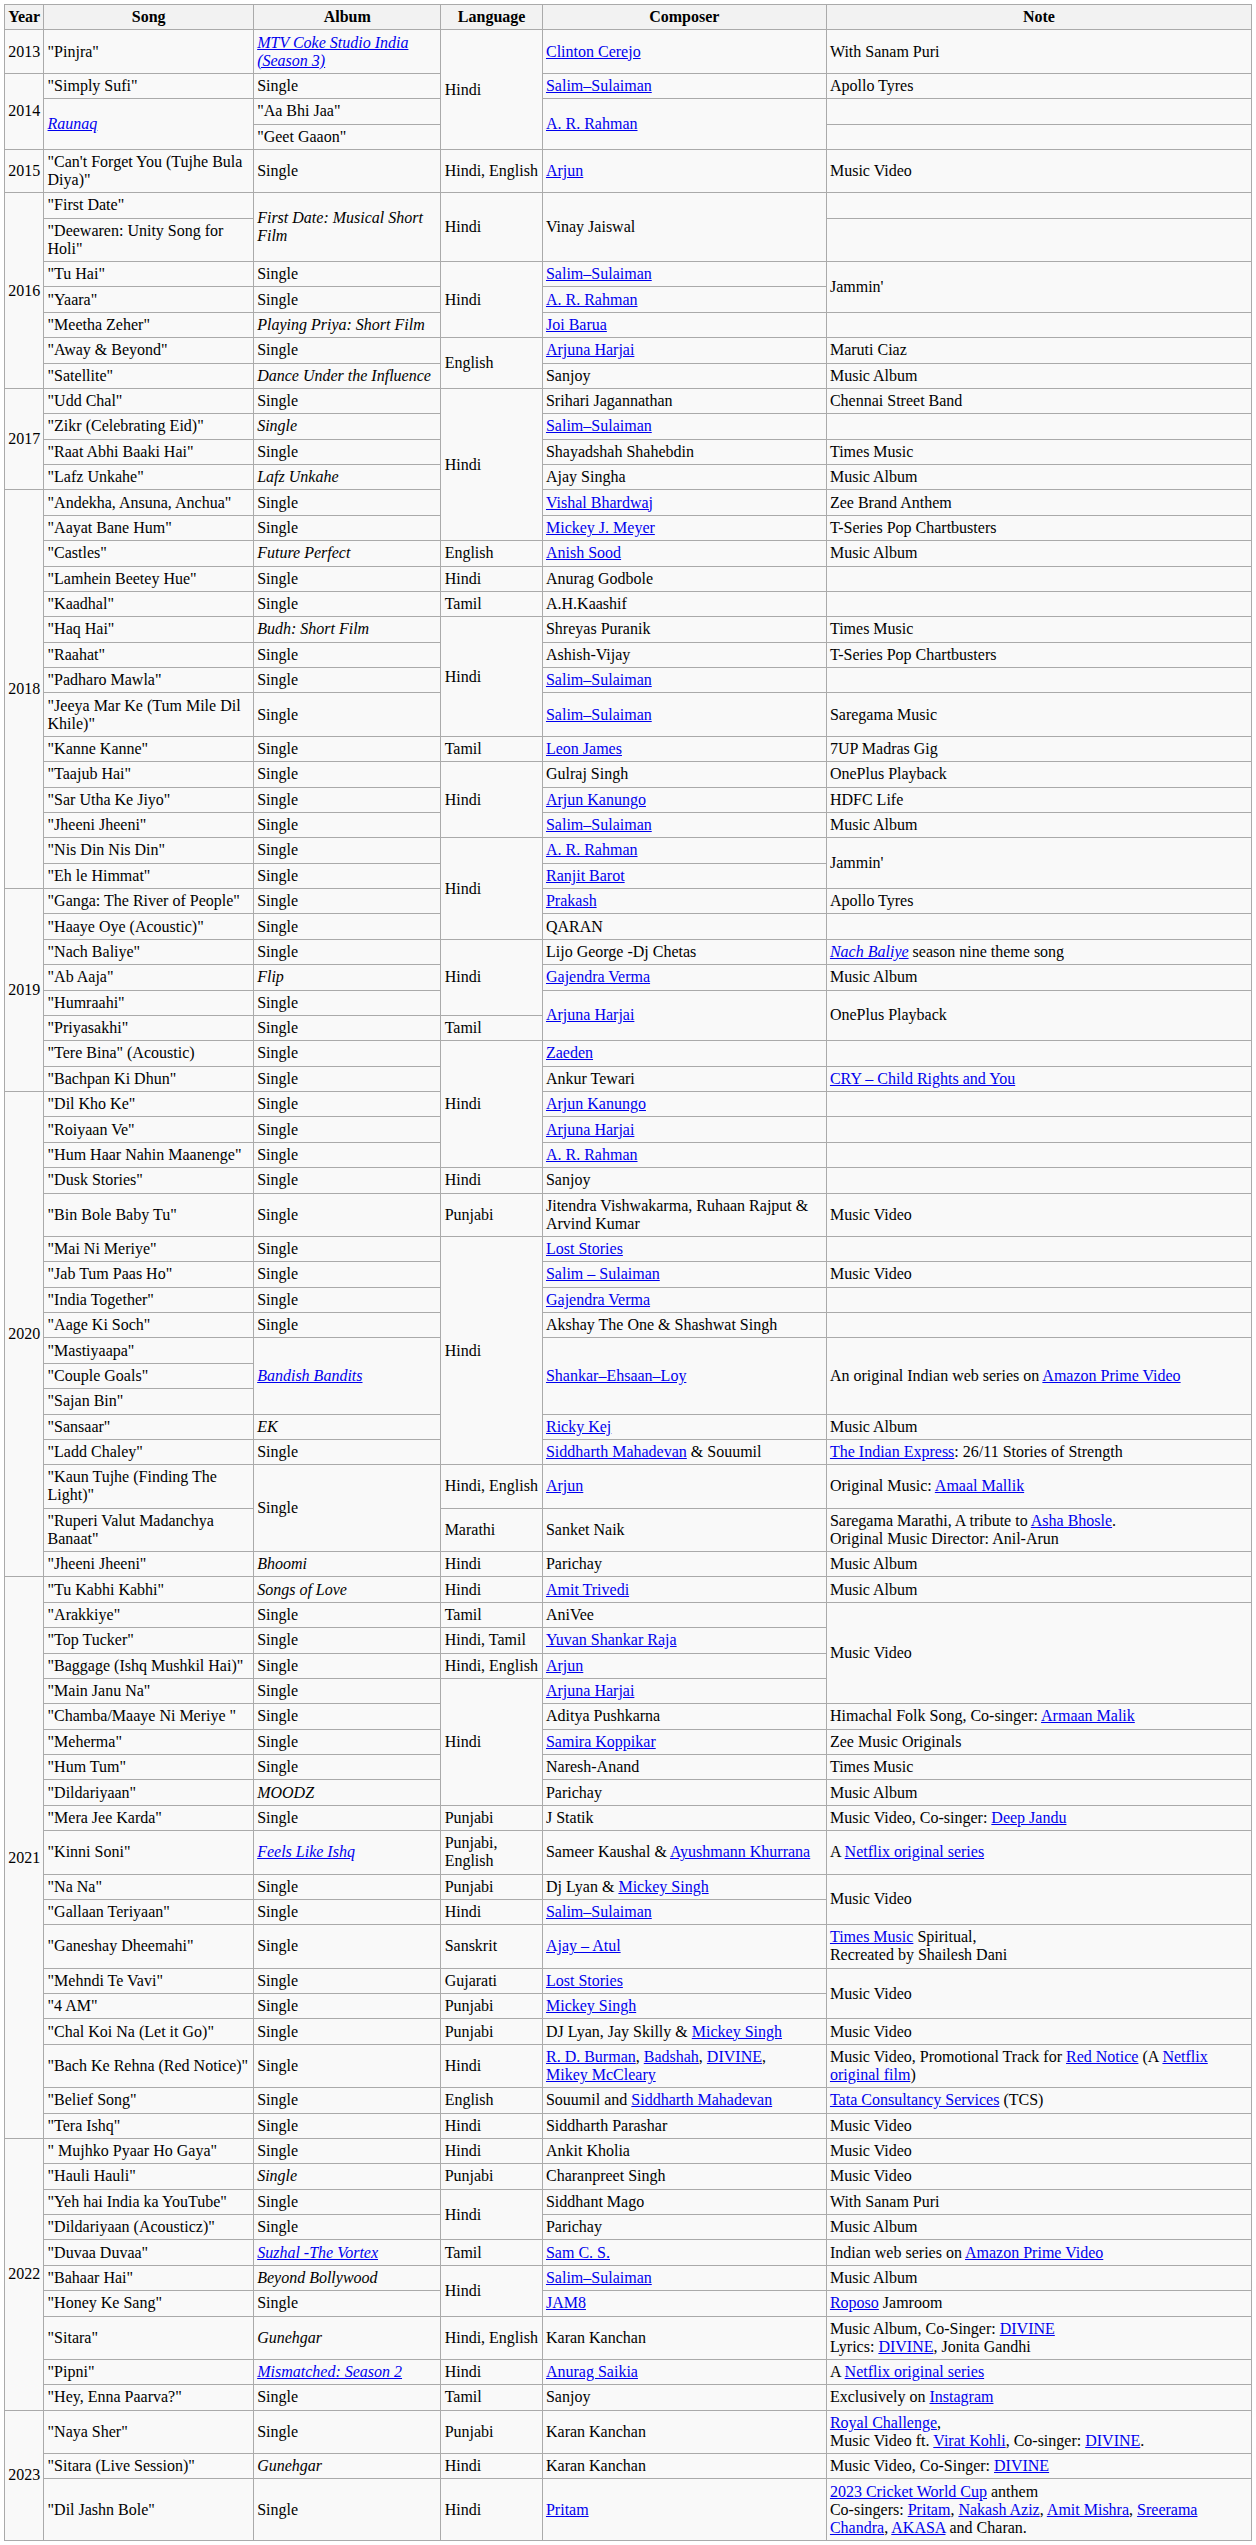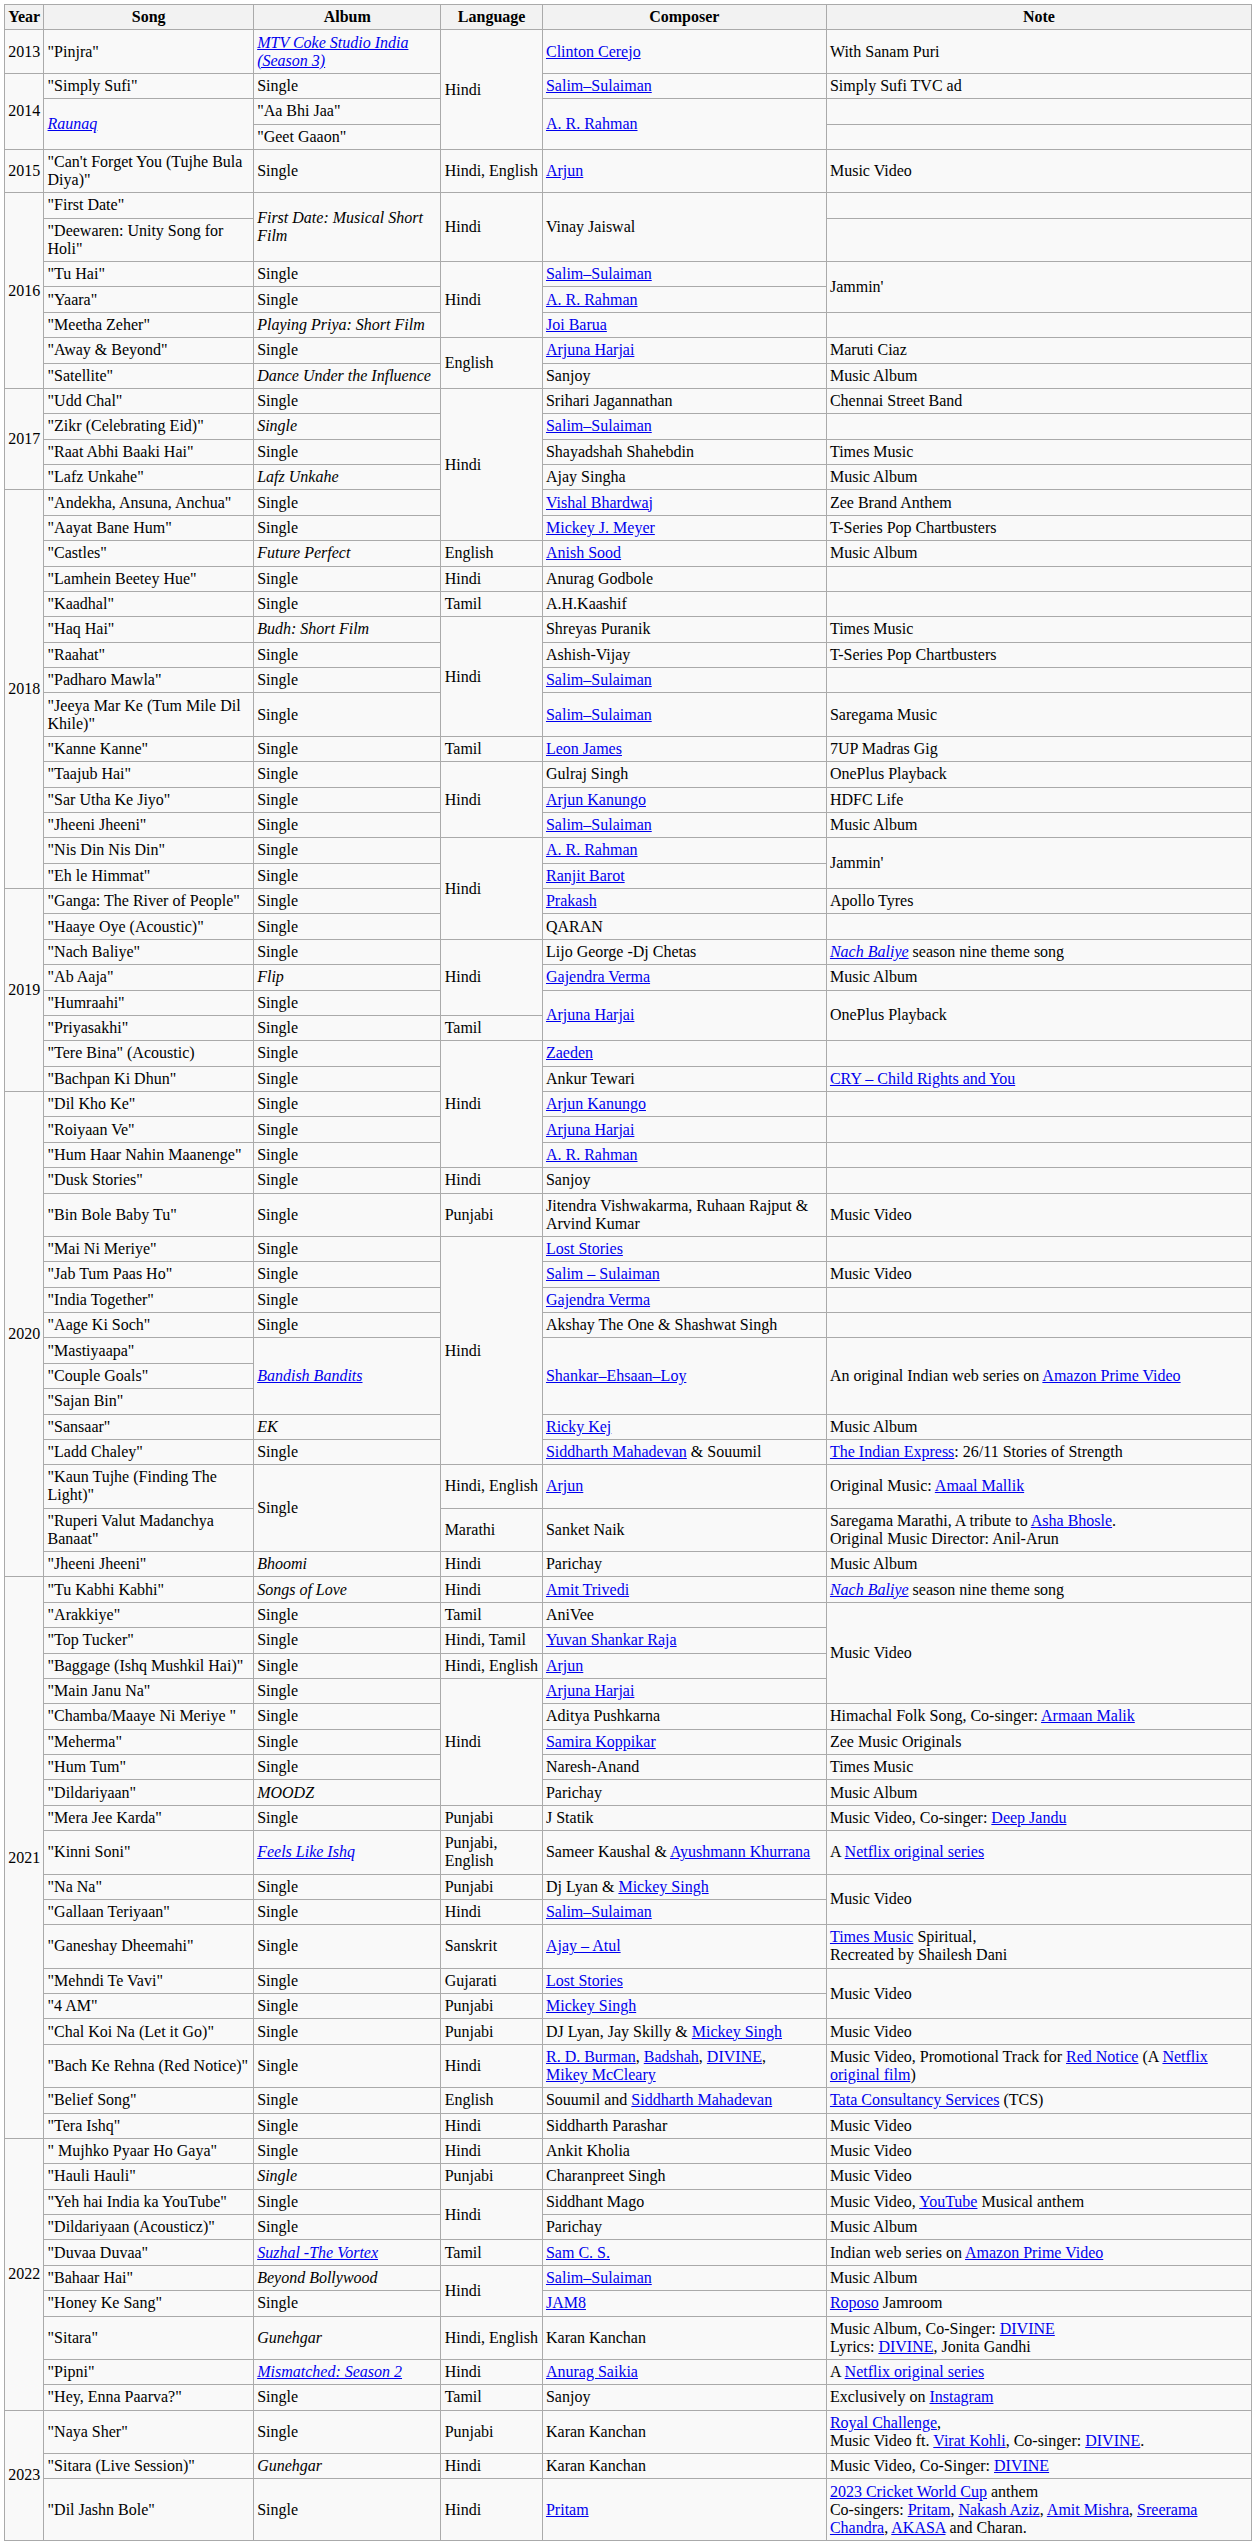(872, 85) Apollo Tyres -> (896, 85) Simply Sufi TVC ad
(874, 1589) Music Album -> (947, 1589) Nach Baliye season nine theme song
(885, 2201) With Sanam Puri -> (957, 2201) Music Video, YouTube Musical anthem
